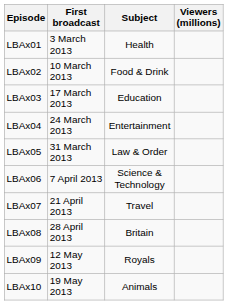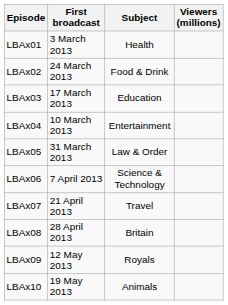(71, 71) 10 March 2013 -> (71, 71) 24 March 2013
(71, 125) 24 March 2013 -> (71, 125) 10 March 2013
